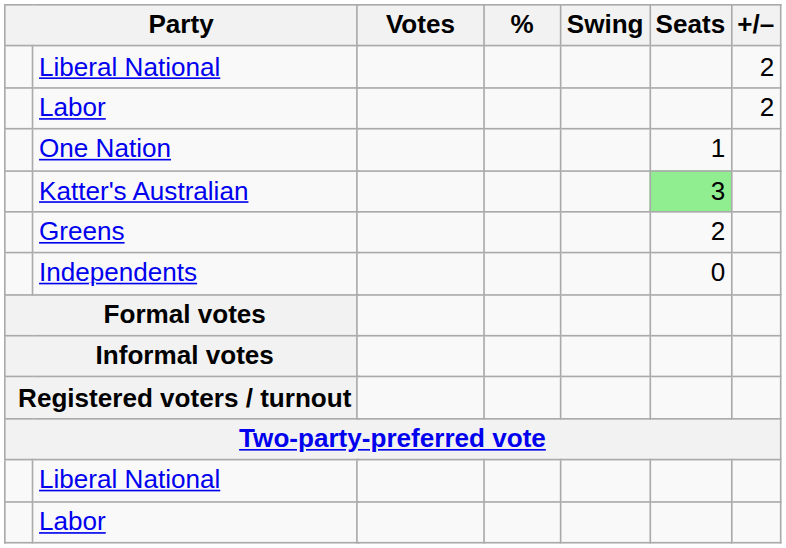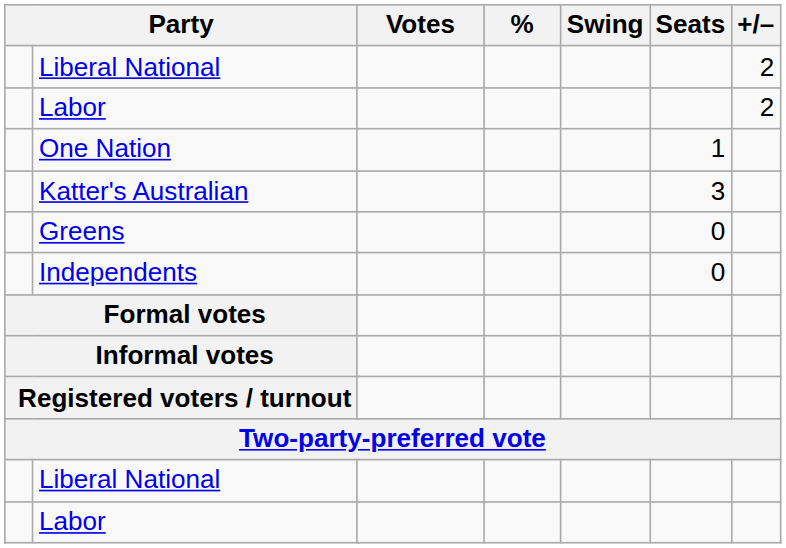(718, 190) lightgreen background -> (718, 190) no background
(718, 231) 2 -> (718, 231) 0
